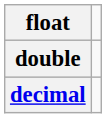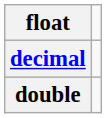rows swapped: (48, 58) <-> (48, 94)
